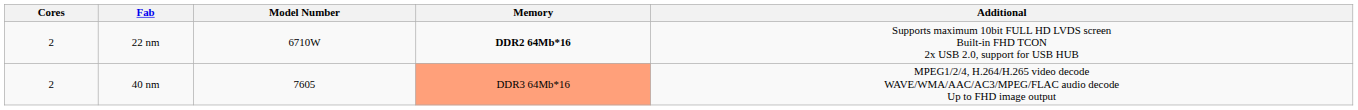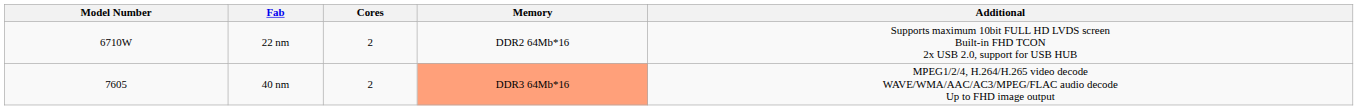columns swapped: (304, 13) <-> (51, 13)
(533, 42) bold -> (533, 42) normal
